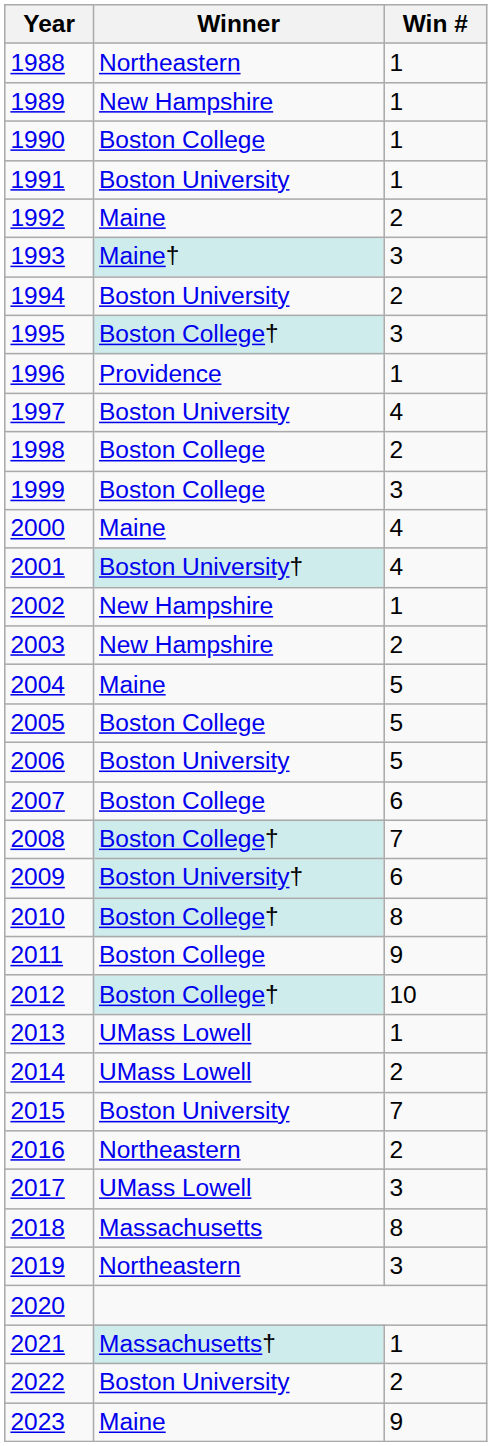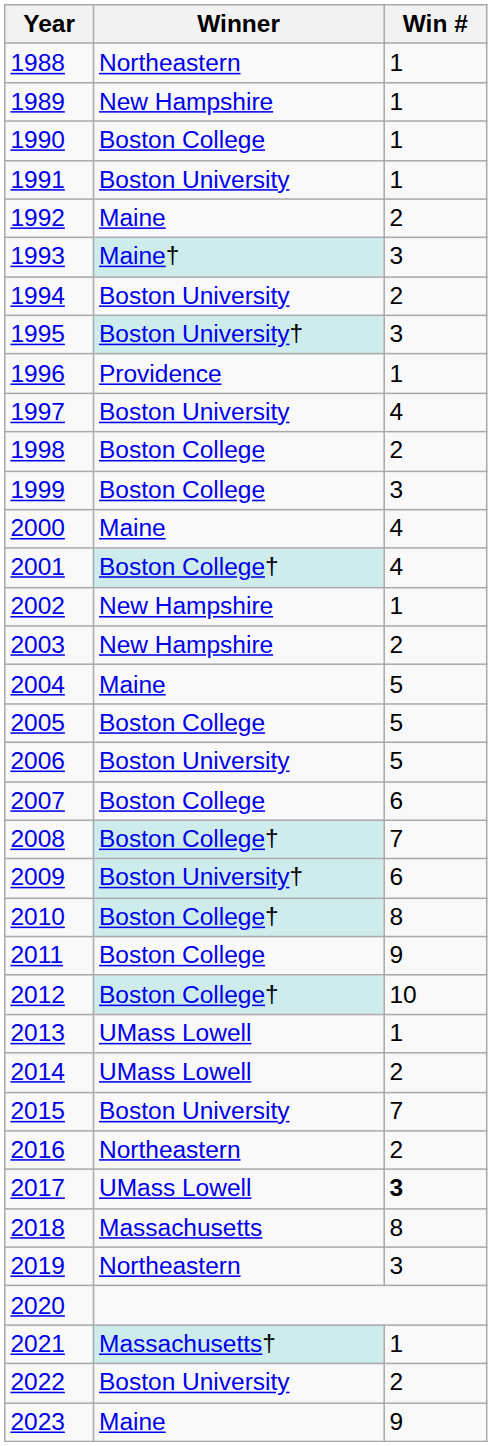(189, 334) Boston College† -> (201, 334) Boston University†
(201, 567) Boston University† -> (189, 567) Boston College†
(396, 1188) normal -> (396, 1188) bold
